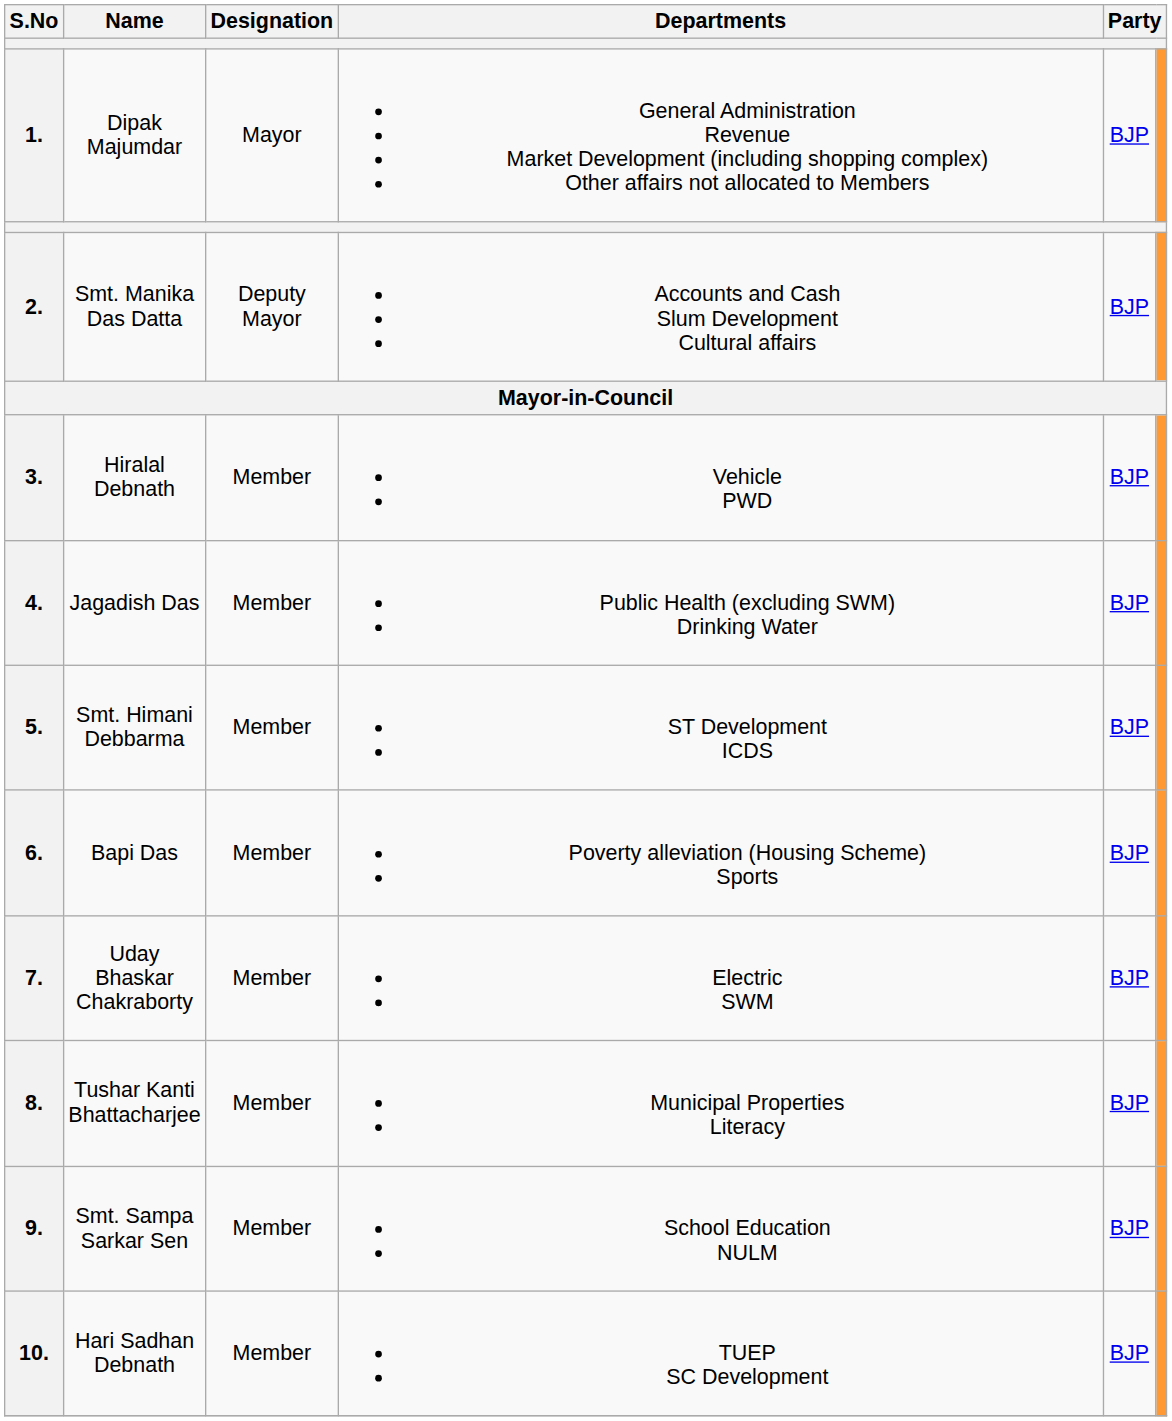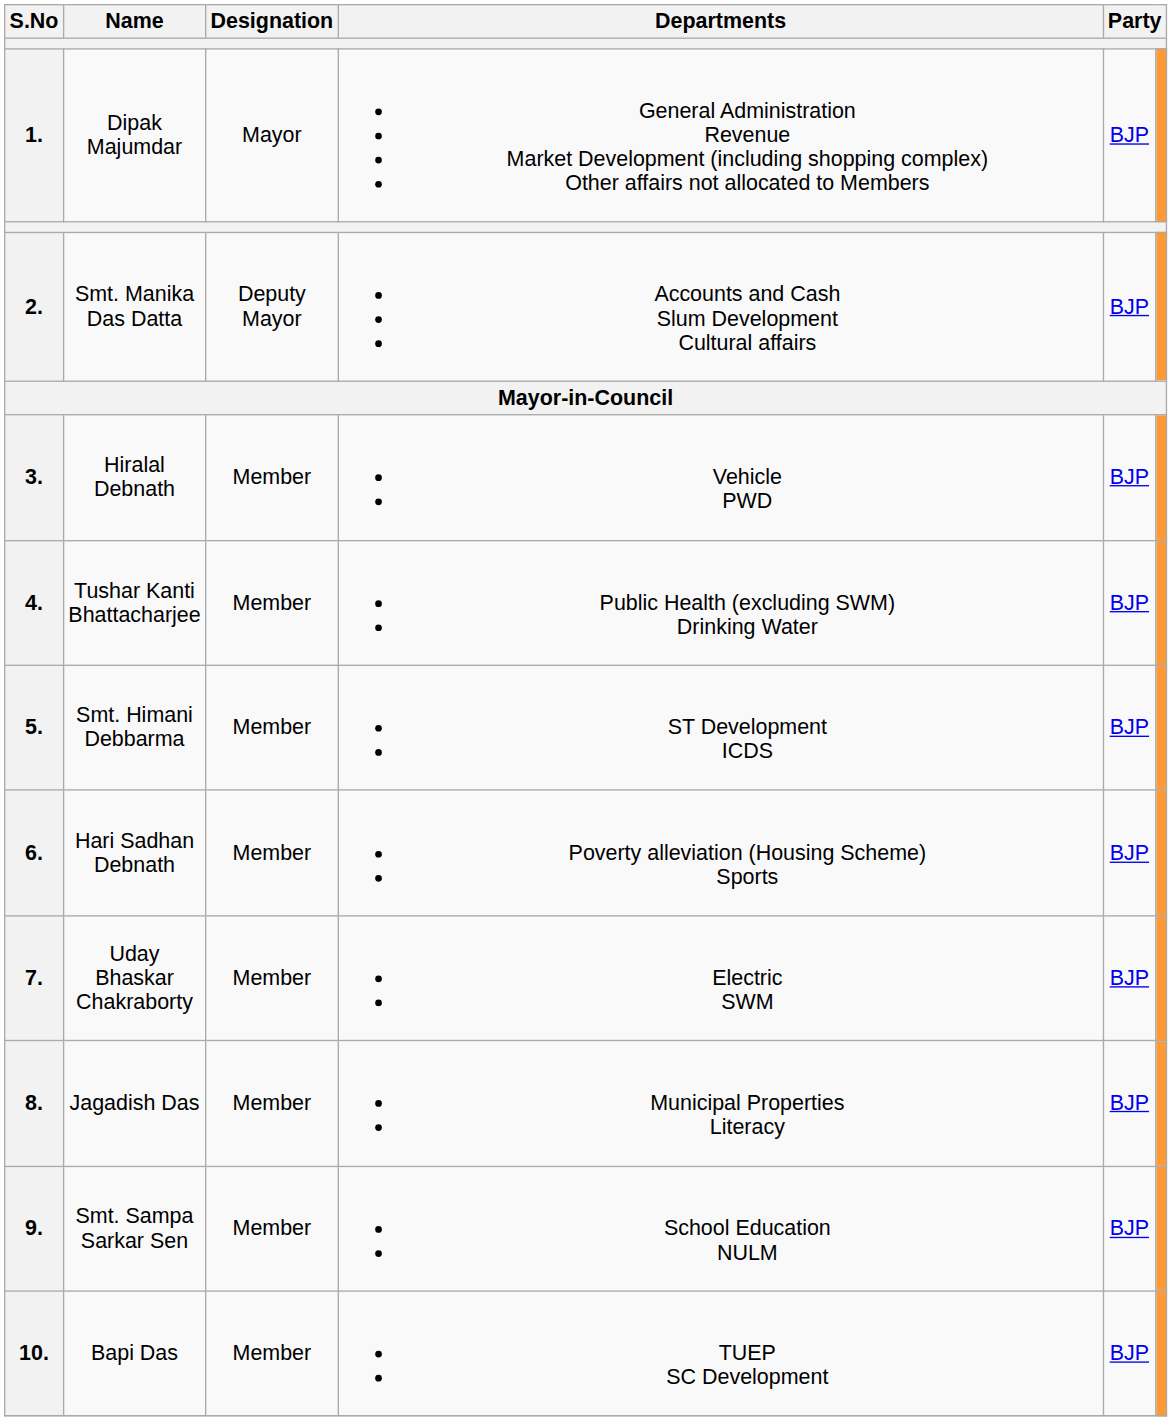(134, 602) Jagadish Das -> (134, 602) Tushar Kanti Bhattacharjee
(134, 852) Bapi Das -> (134, 852) Hari Sadhan Debnath
(134, 1103) Tushar Kanti Bhattacharjee -> (134, 1103) Jagadish Das
(134, 1353) Hari Sadhan Debnath -> (134, 1353) Bapi Das
